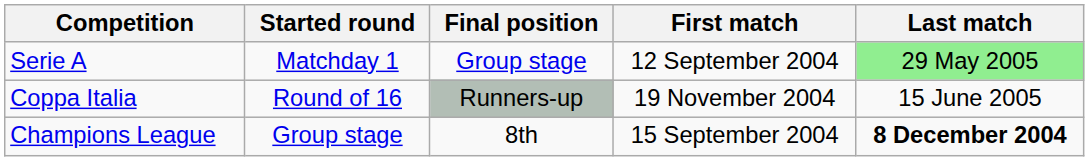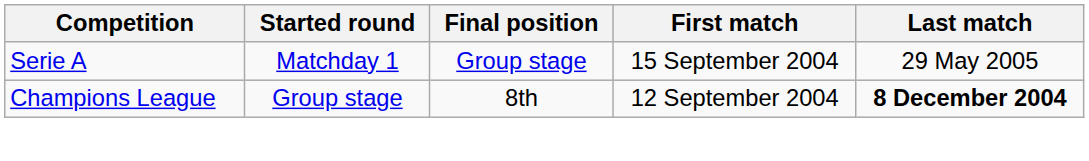(735, 60) 12 September 2004 -> (735, 60) 15 September 2004
(970, 60) lightgreen background -> (970, 60) no background
- row: (73, 98)
(735, 135) 15 September 2004 -> (735, 98) 12 September 2004
